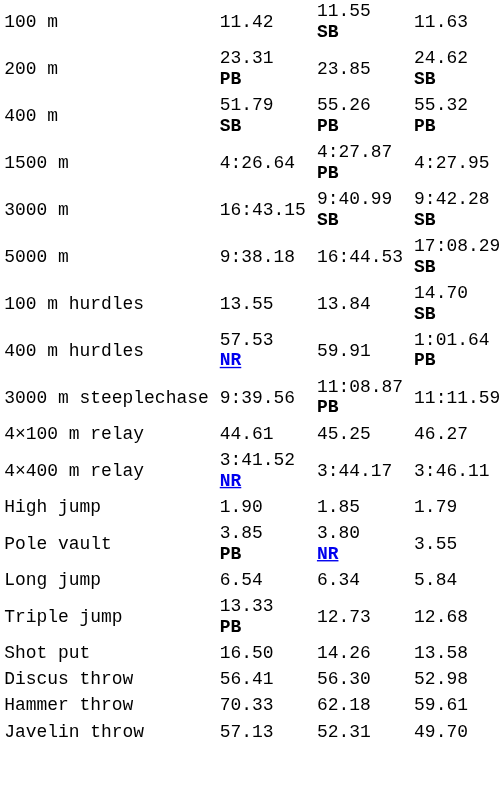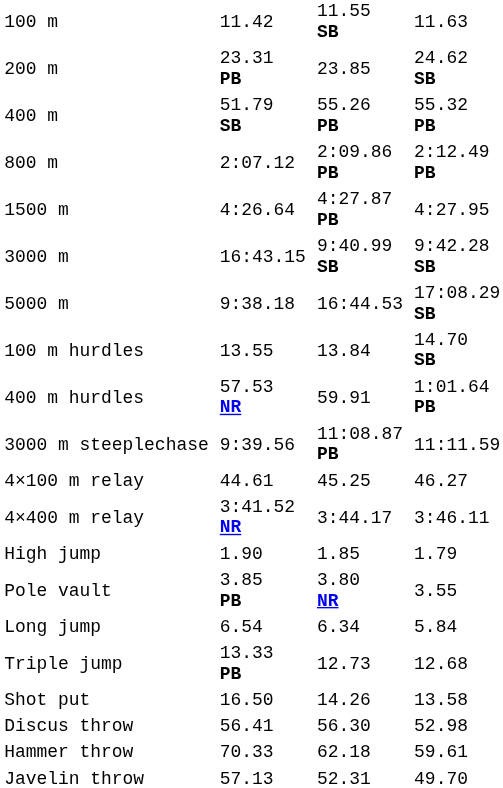+ row: (31, 163)
